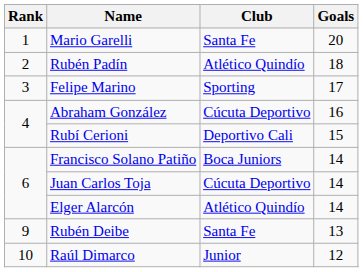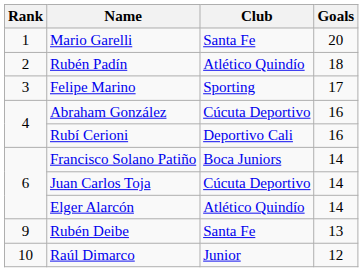(336, 135) 15 -> (336, 135) 16
